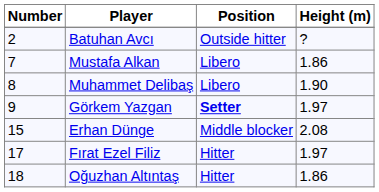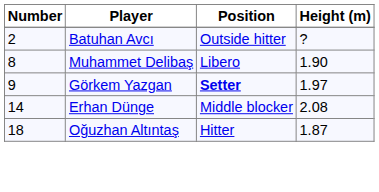- row: (114, 61)
(16, 130) 15 -> (16, 107) 14
- row: (115, 153)
(314, 175) 1.86 -> (314, 130) 1.87
